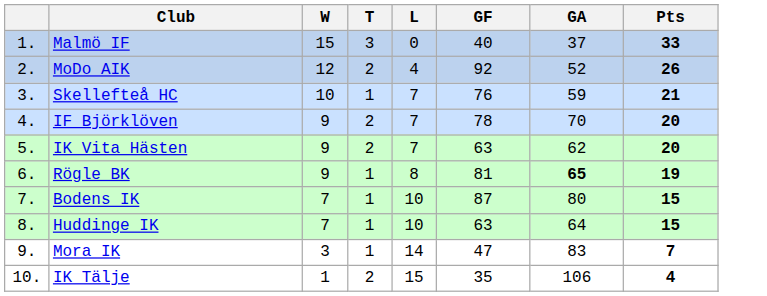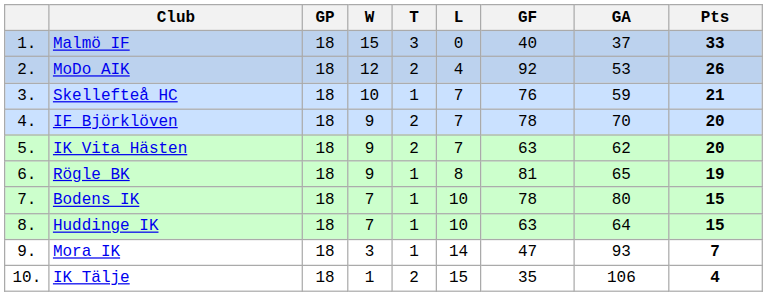+ column: (325, 18)
(577, 70) 52 -> (621, 70) 53
(577, 174) bold -> (621, 174) normal
(483, 200) 87 -> (528, 200) 78
(577, 252) 83 -> (621, 252) 93
